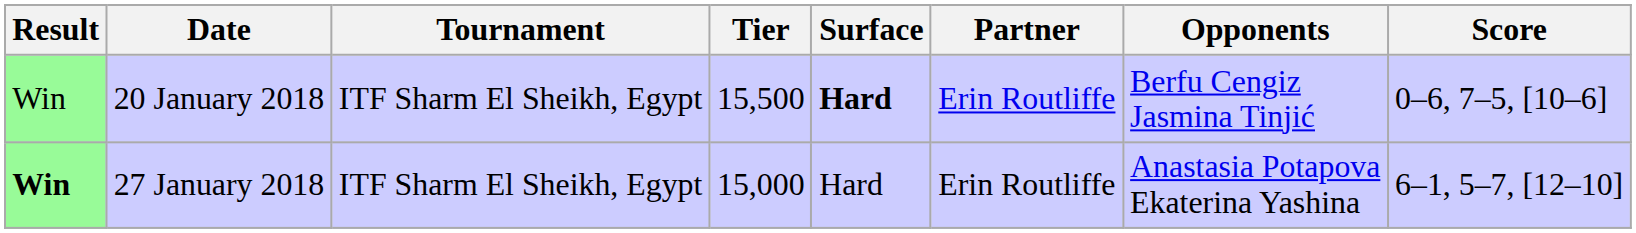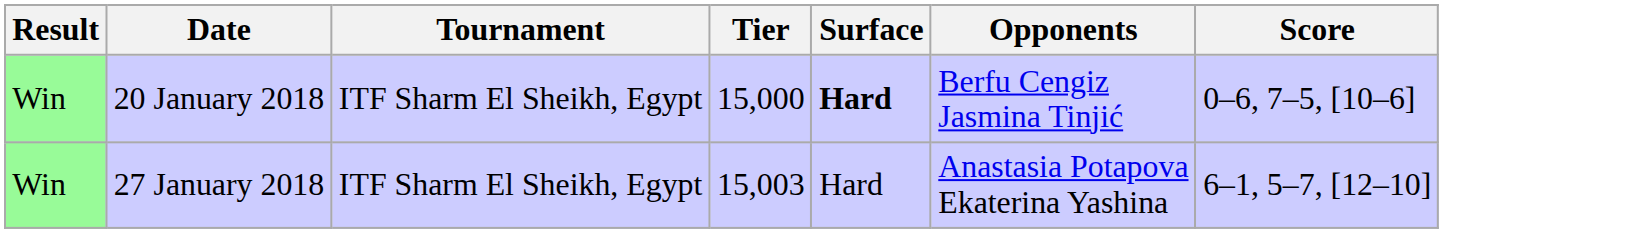- column: (1027, 29)
(761, 98) 15,500 -> (761, 98) 15,000
(41, 184) bold -> (39, 184) normal
(761, 184) 15,000 -> (761, 184) 15,003
